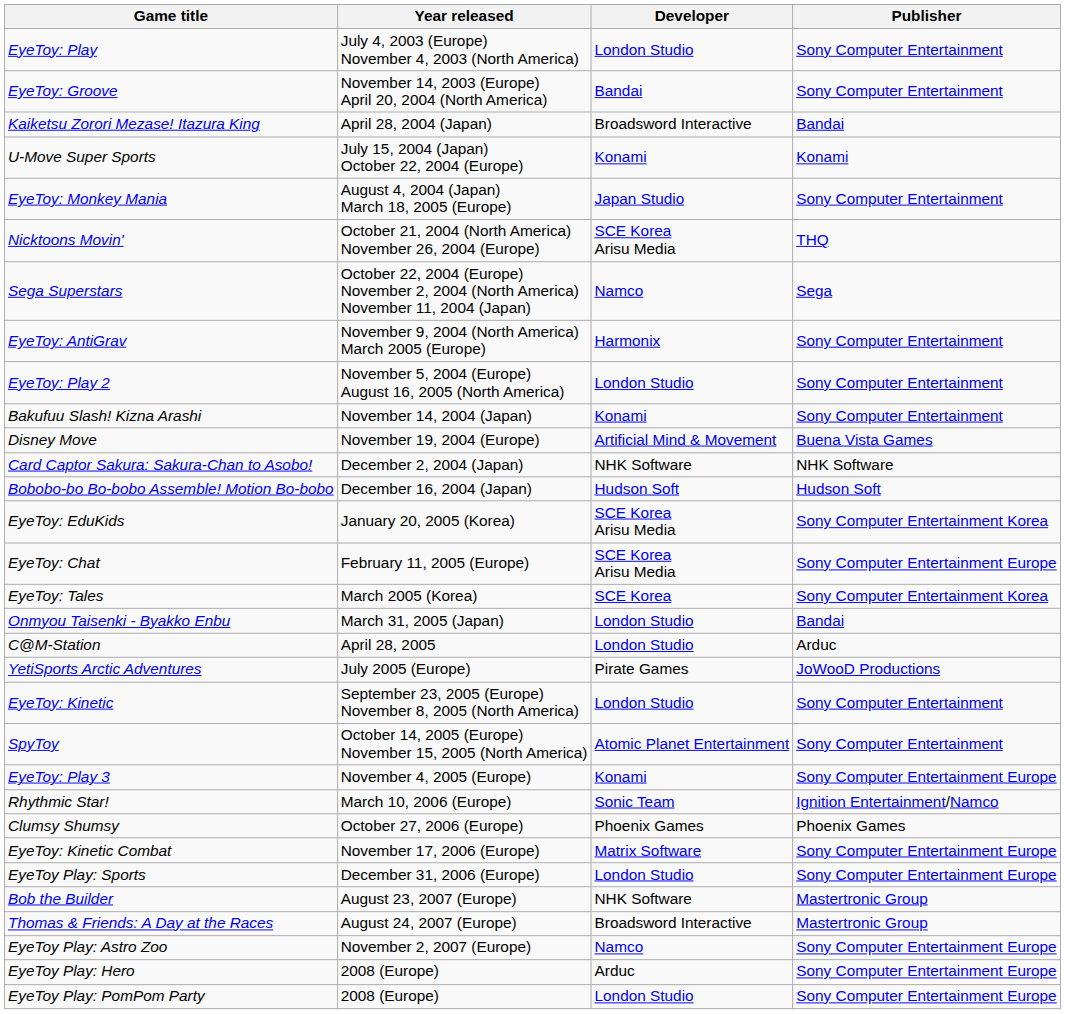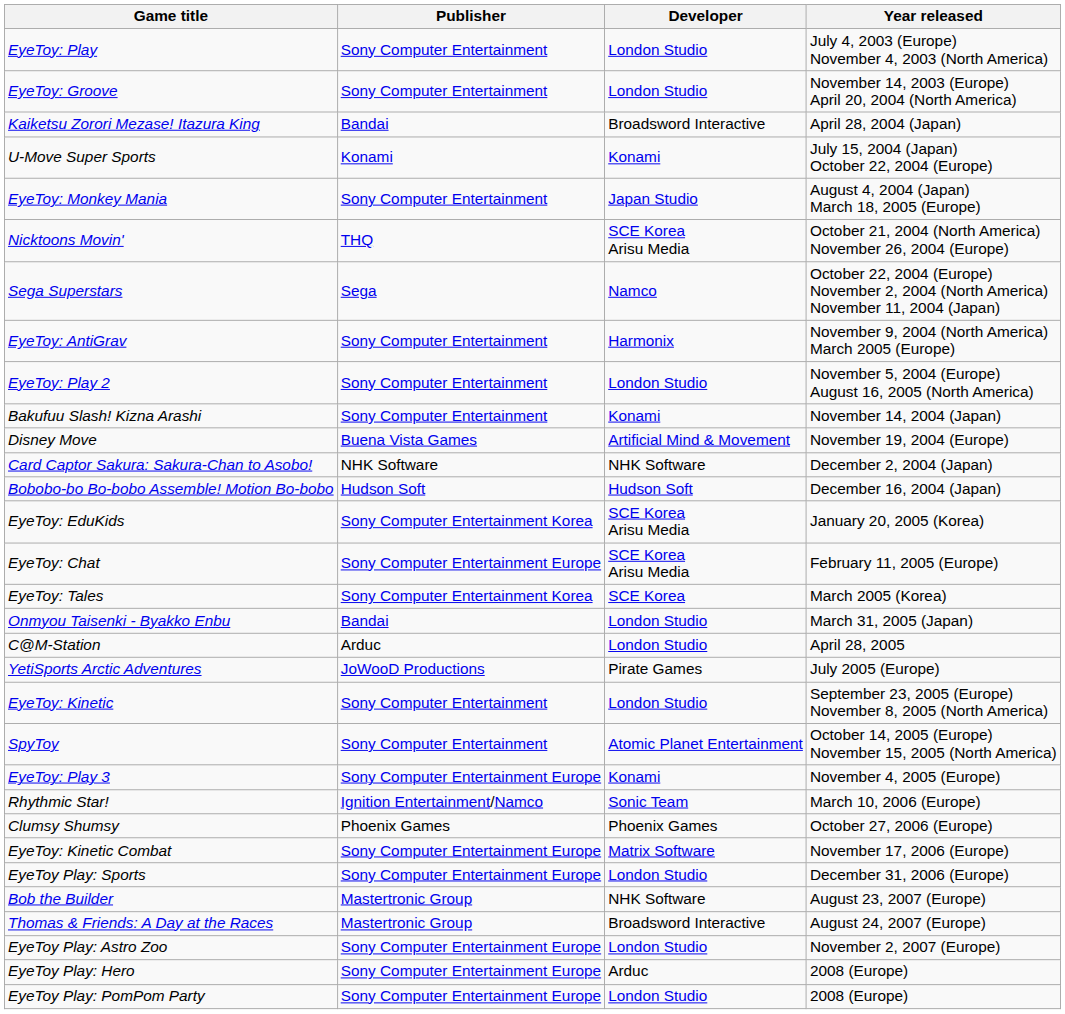columns swapped: (464, 16) <-> (926, 16)
(618, 91) Bandai -> (658, 91) London Studio
(619, 947) Namco -> (658, 947) London Studio
